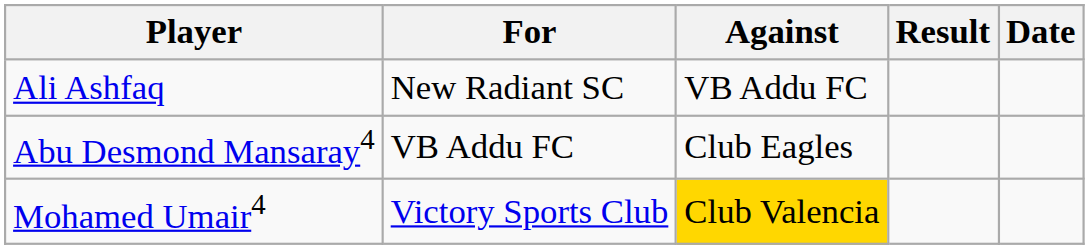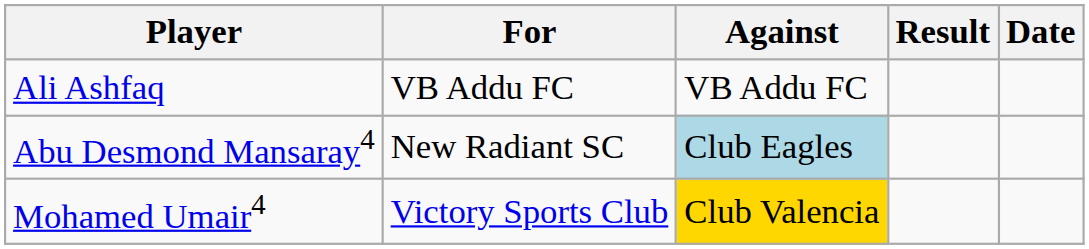(507, 87) New Radiant SC -> (482, 87) VB Addu FC
(482, 146) VB Addu FC -> (507, 146) New Radiant SC
(769, 146) no background -> (769, 146) lightblue background
